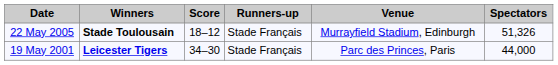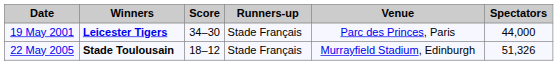rows swapped: (42, 51) <-> (42, 32)
